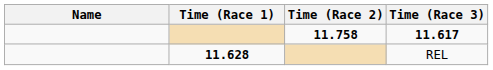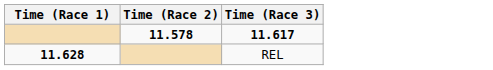- column: (87, 14)
(336, 34) 11.758 -> (171, 34) 11.578
